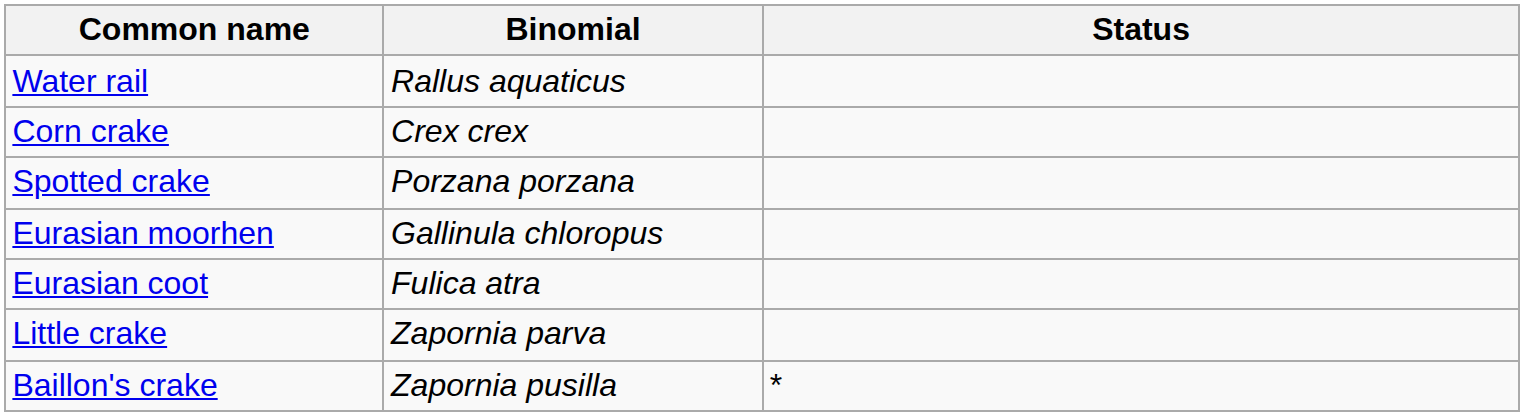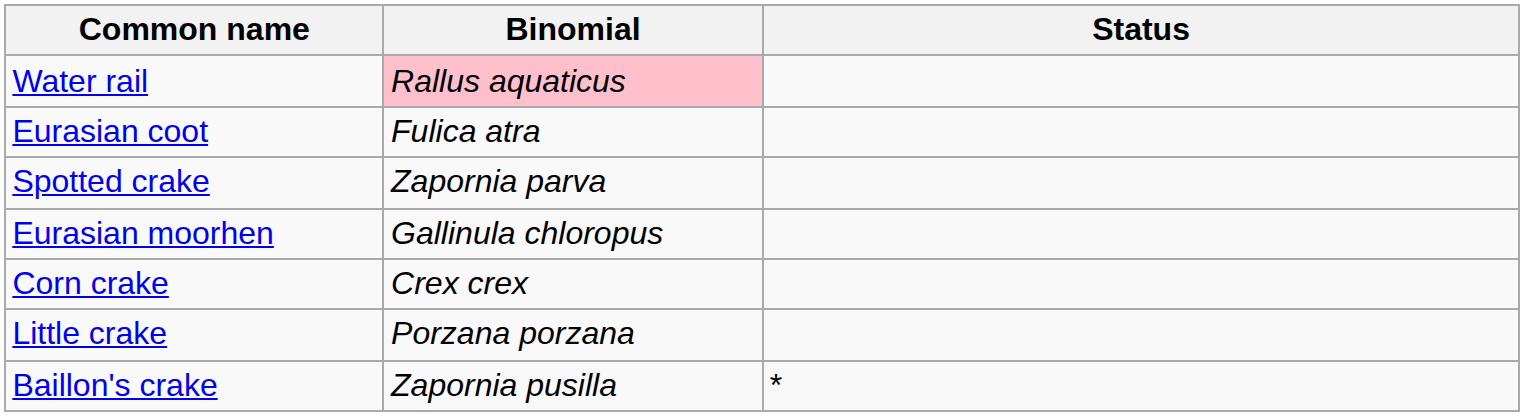(508, 80) no background -> (508, 80) pink background
rows swapped: (91, 131) <-> (110, 283)
(513, 182) Porzana porzana -> (499, 182) Zapornia parva
(499, 334) Zapornia parva -> (513, 334) Porzana porzana
